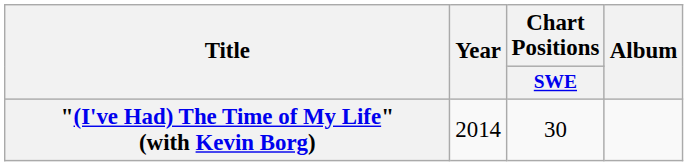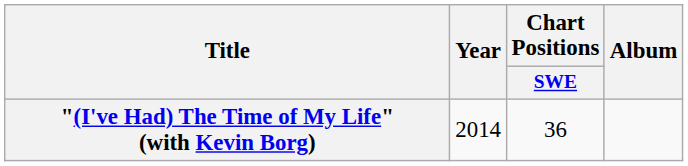(555, 129) 30 -> (555, 129) 36
